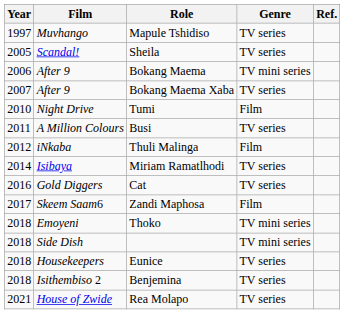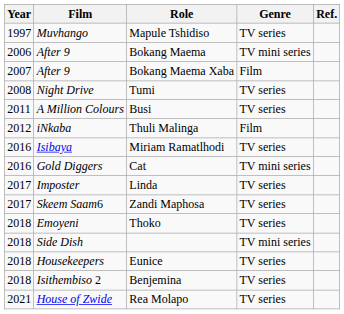- row: (144, 52)
(263, 90) TV series -> (251, 71) Film
(19, 109) 2010 -> (19, 90) 2008
(251, 109) Film -> (263, 90) TV series
(19, 166) 2014 -> (19, 147) 2016
(263, 185) TV series -> (275, 166) TV mini series
+ row: (143, 185)
(251, 204) Film -> (263, 204) TV series
(275, 223) TV mini series -> (263, 223) TV series
